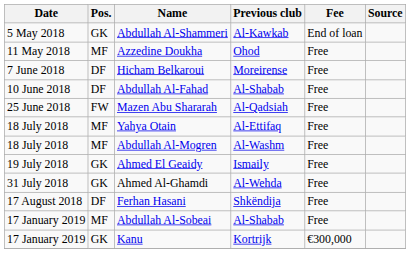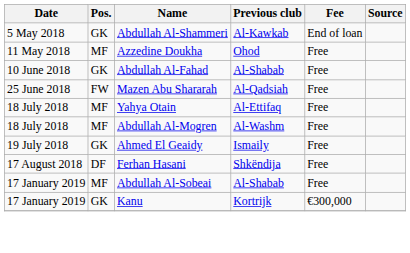- row: (161, 70)
(98, 88) DF -> (99, 70) GK
- row: (163, 182)
